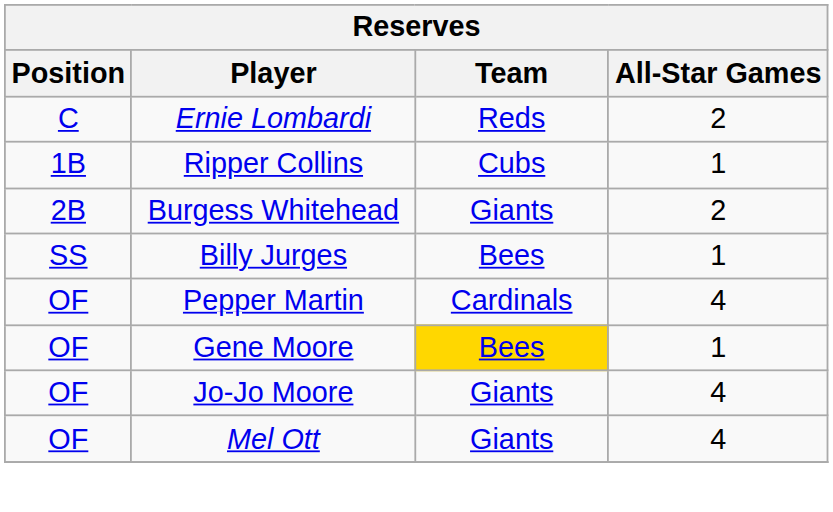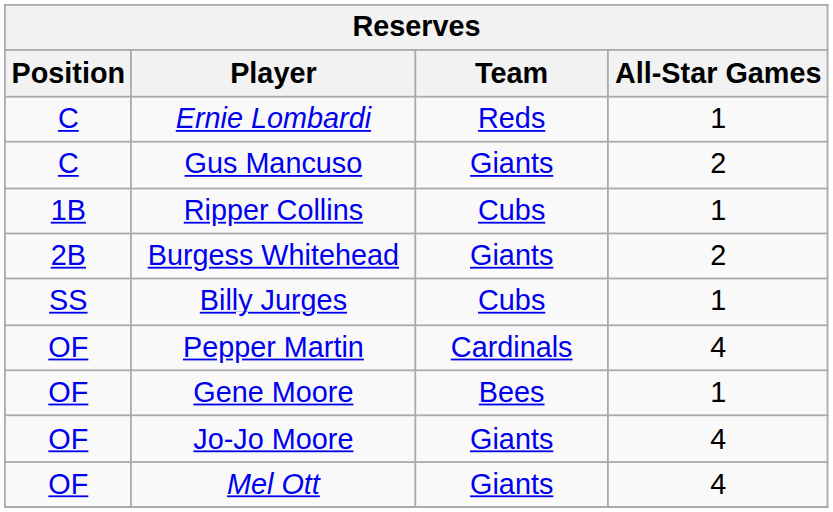(718, 118) 2 -> (718, 118) 1
+ row: (273, 164)
(512, 255) Bees -> (512, 301) Cubs
(512, 347) gold background -> (512, 392) no background
